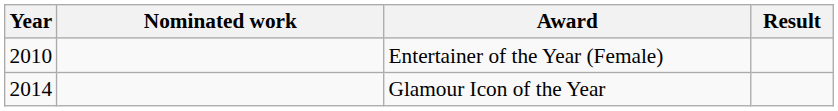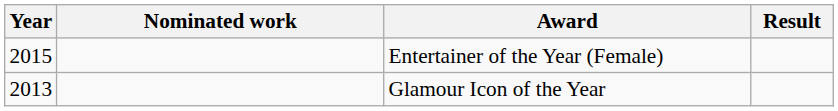(31, 55) 2010 -> (31, 55) 2015
(31, 88) 2014 -> (31, 88) 2013
